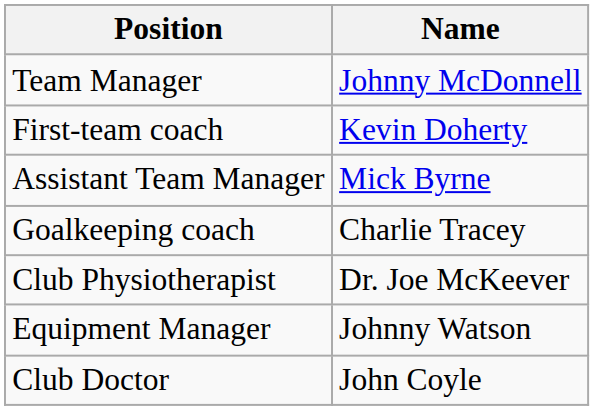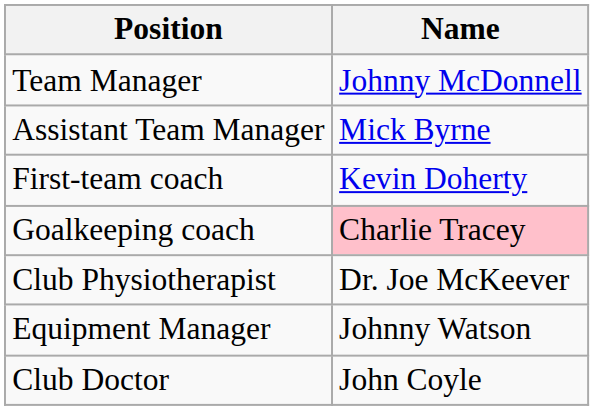rows swapped: (168, 179) <-> (118, 129)
(432, 229) no background -> (432, 229) pink background
